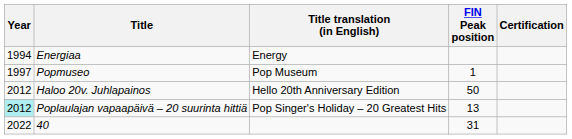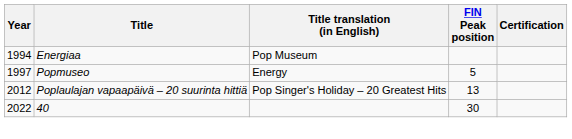(270, 55) Energy -> (285, 55) Pop Museum
(285, 73) Pop Museum -> (270, 73) Energy
(473, 73) 1 -> (473, 73) 5
- row: (94, 90)
(19, 108) paleturquoise background -> (19, 90) no background
(473, 125) 31 -> (473, 108) 30
